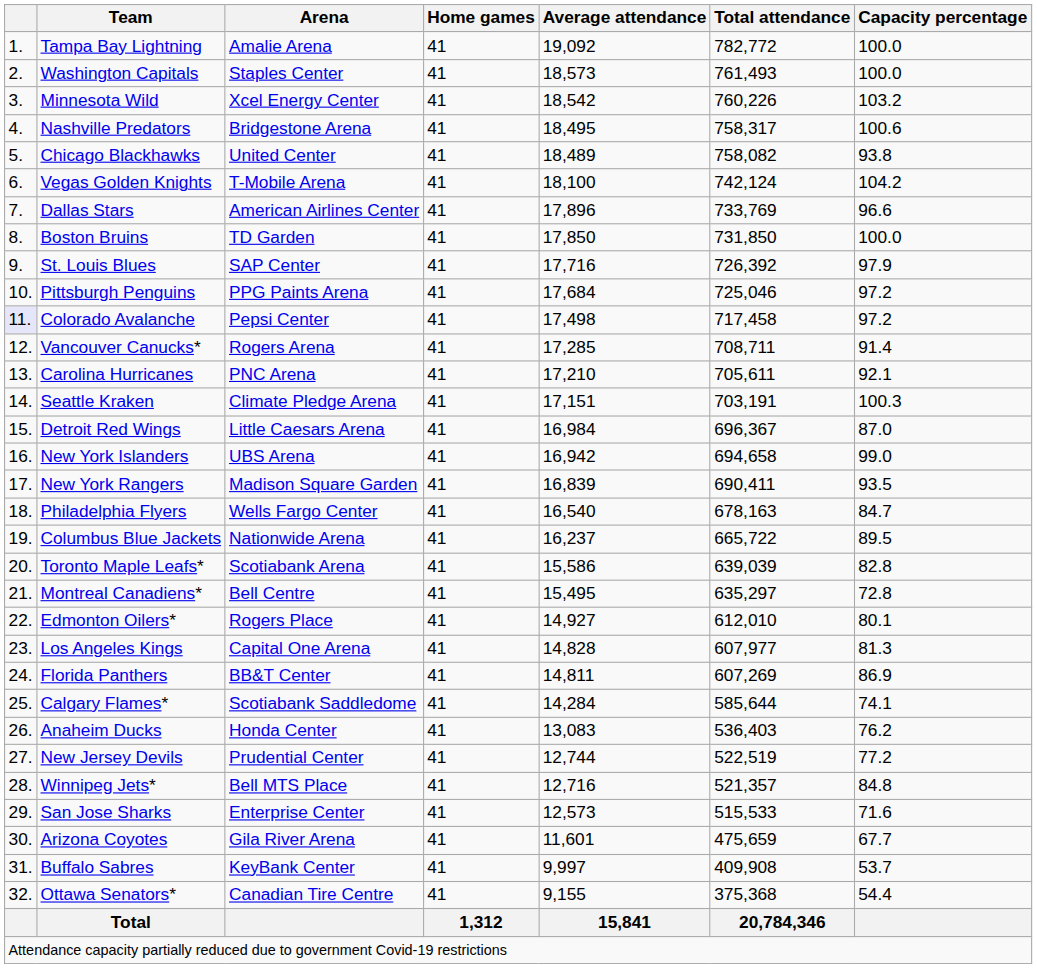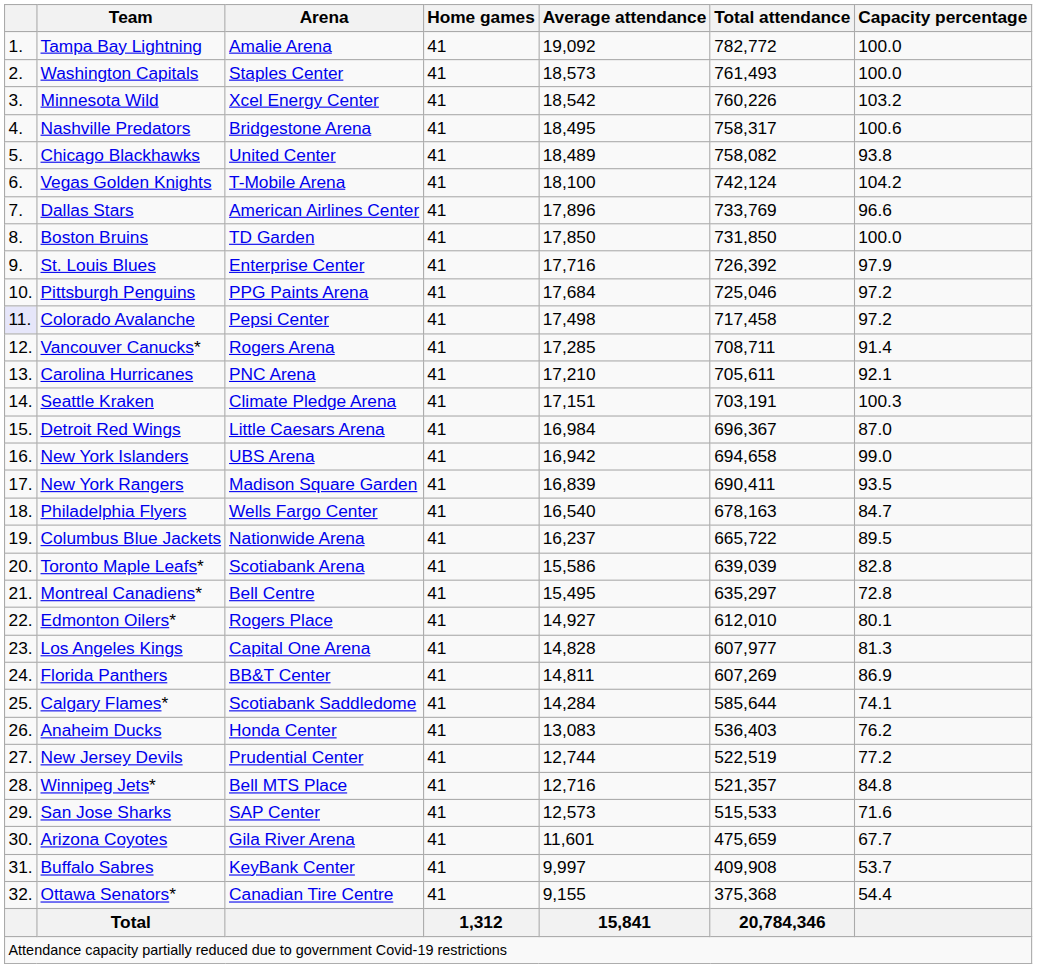(275, 264) SAP Center -> (297, 264) Enterprise Center
(297, 812) Enterprise Center -> (275, 812) SAP Center
